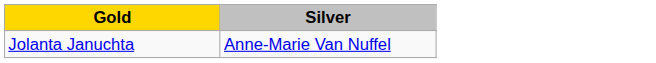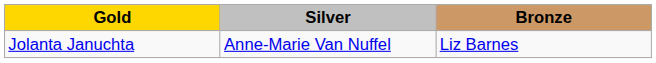+ column: (544, 17)
